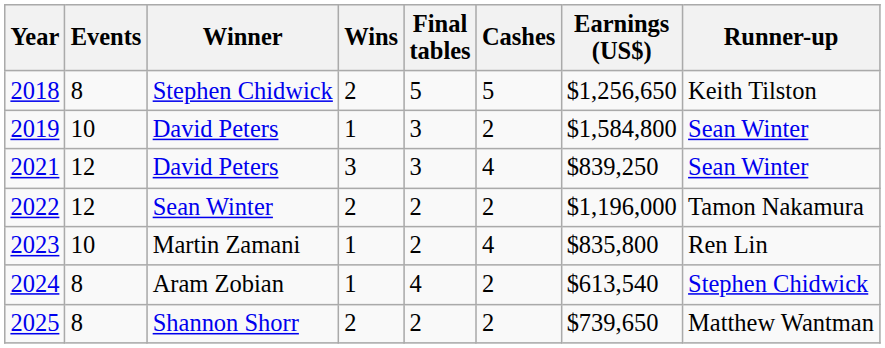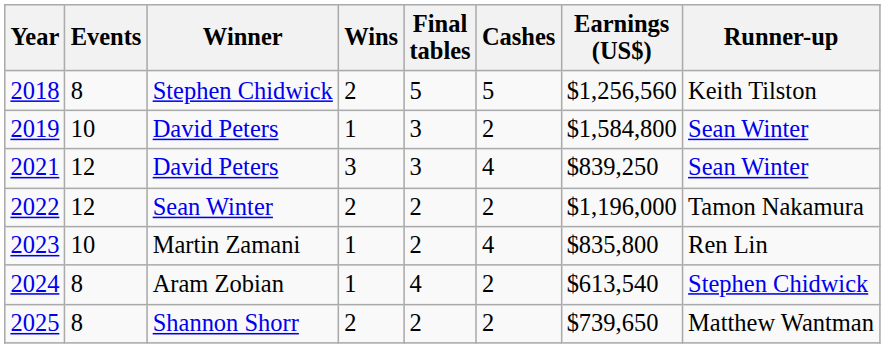(622, 90) $1,256,650 -> (622, 90) $1,256,560
